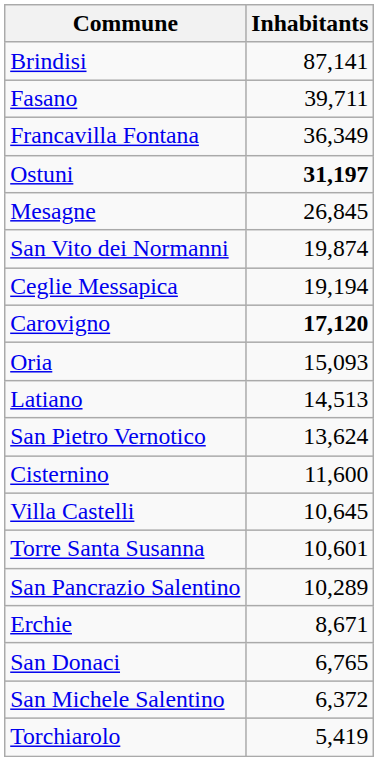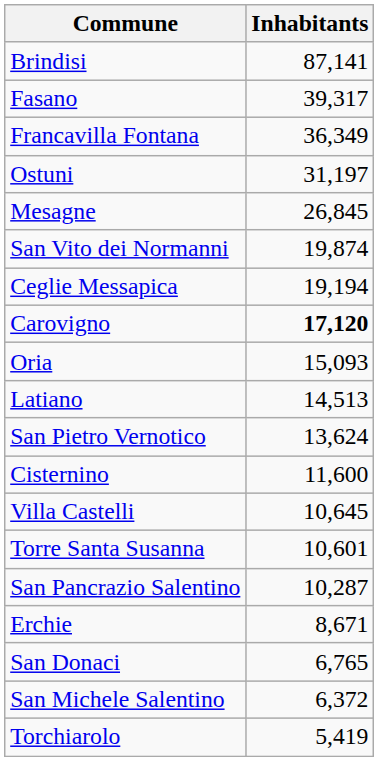(336, 98) 39,711 -> (336, 98) 39,317
(336, 173) bold -> (336, 173) normal
(336, 586) 10,289 -> (336, 586) 10,287
